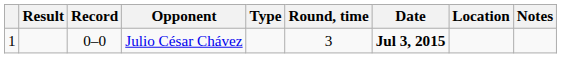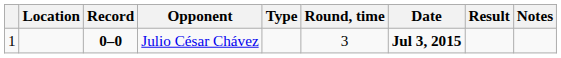columns swapped: (43, 16) <-> (481, 16)
(95, 40) normal -> (111, 40) bold
